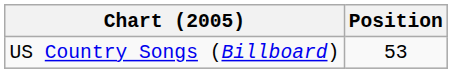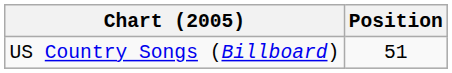(396, 53) 53 -> (396, 53) 51
